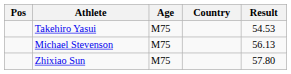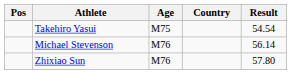(264, 28) 54.53 -> (264, 28) 54.54
(161, 45) M75 -> (161, 45) M76
(264, 45) 56.13 -> (264, 45) 56.14
(161, 61) M75 -> (161, 61) M76
